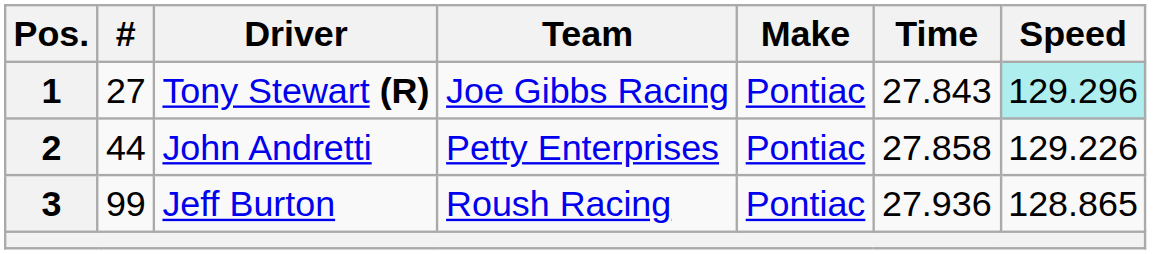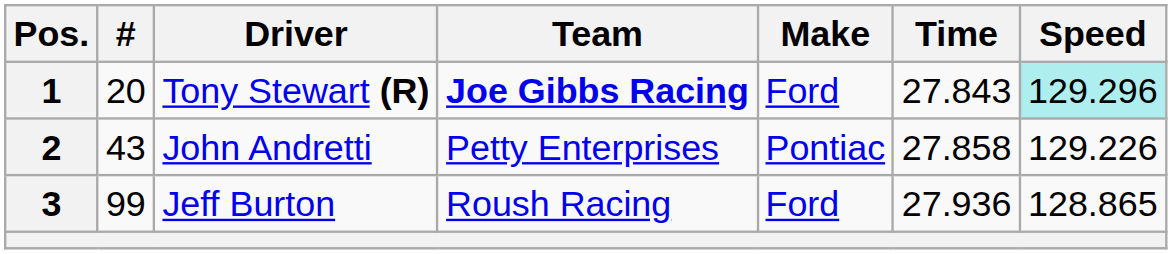(126, 91) 27 -> (126, 91) 20
(588, 91) normal -> (597, 91) bold
(805, 91) Pontiac -> (802, 91) Ford
(126, 147) 44 -> (126, 147) 43
(805, 204) Pontiac -> (802, 204) Ford
